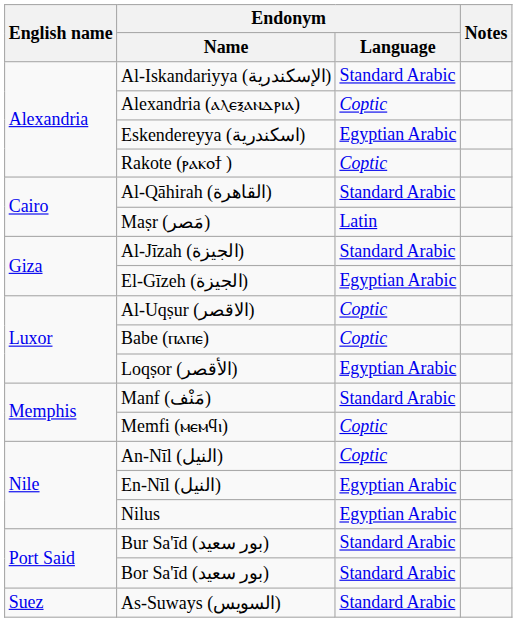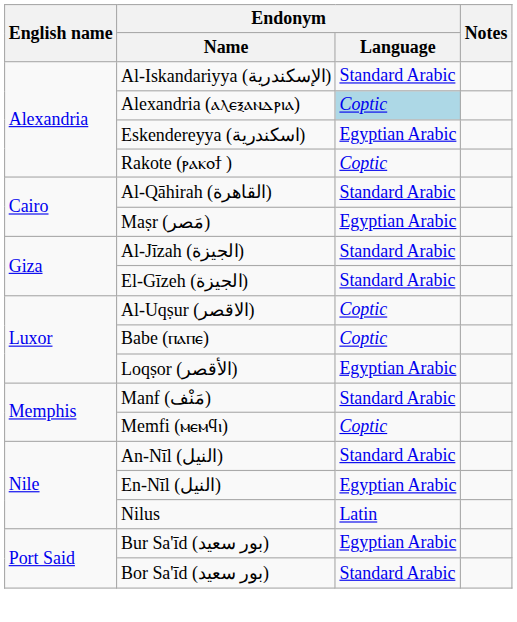(363, 105) no background -> (363, 105) lightblue background
(358, 221) Latin -> (398, 221) Egyptian Arabic
(398, 280) Egyptian Arabic -> (397, 280) Standard Arabic
(363, 455) Coptic -> (397, 455) Standard Arabic
(398, 514) Egyptian Arabic -> (358, 514) Latin
(397, 543) Standard Arabic -> (398, 543) Egyptian Arabic
- row: (201, 602)
